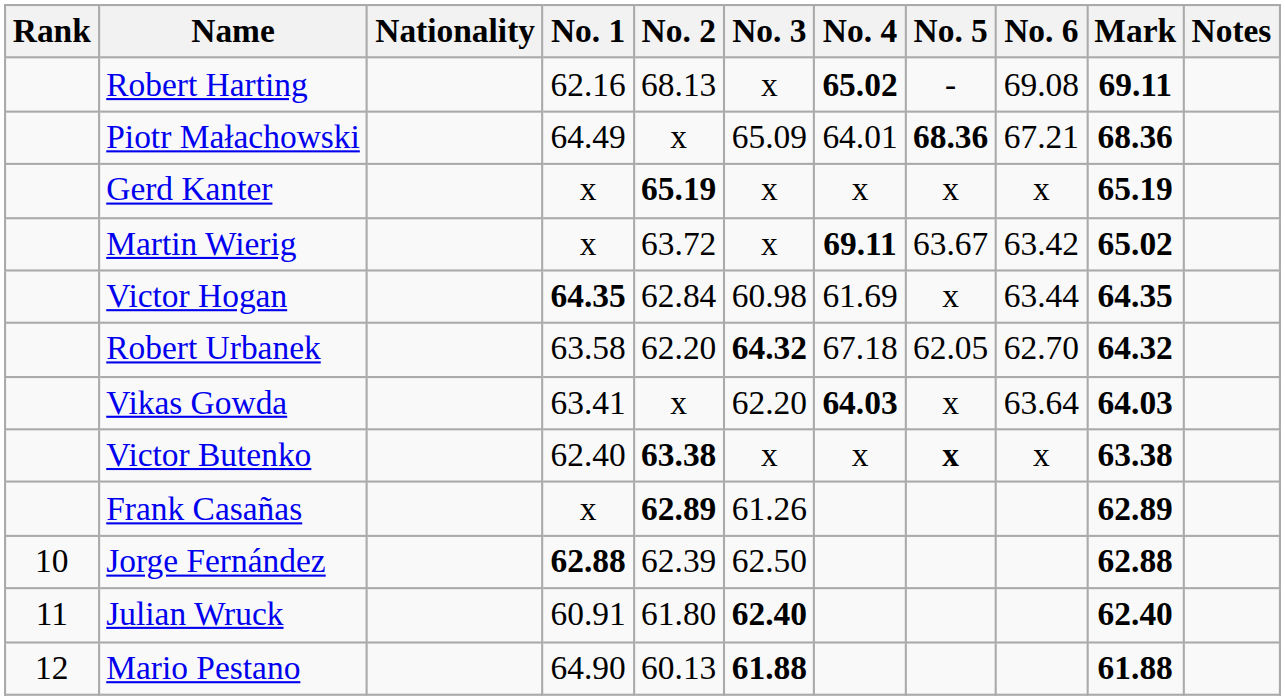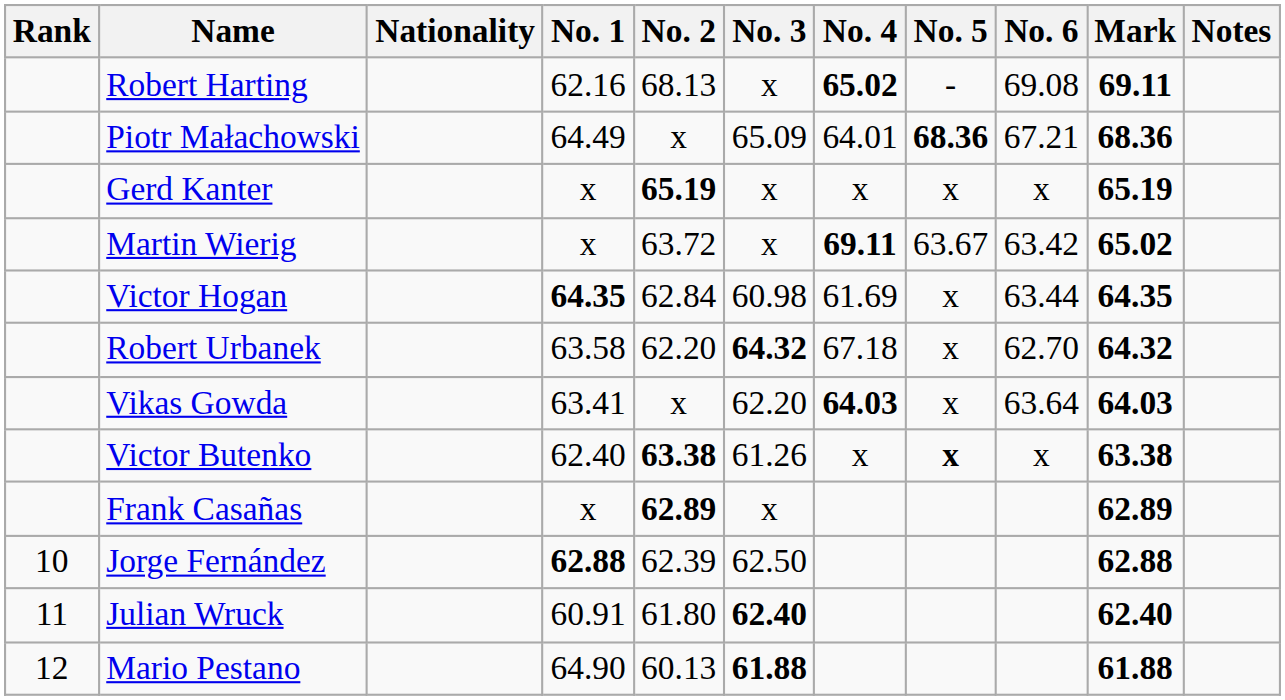(951, 349) 62.05 -> (951, 349) x
(769, 455) x -> (769, 455) 61.26
(769, 508) 61.26 -> (769, 508) x
